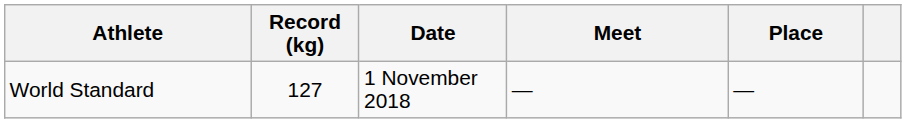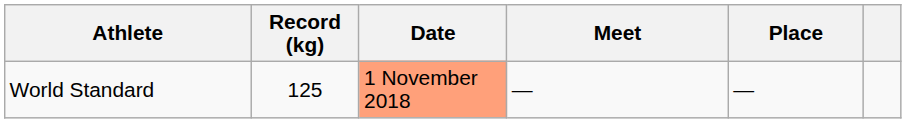(305, 89) 127 -> (305, 89) 125
(421, 89) no background -> (421, 89) lightsalmon background
